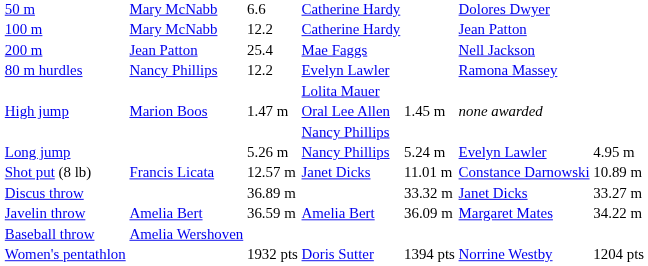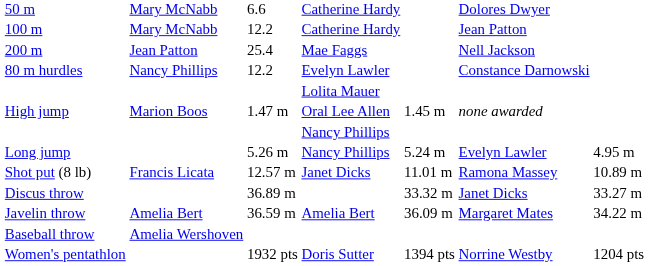(508, 70) Ramona Massey -> (524, 70) Constance Darnowski
(524, 172) Constance Darnowski -> (508, 172) Ramona Massey
